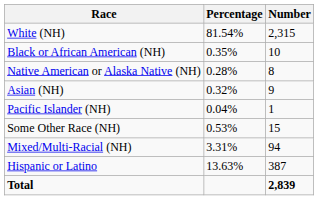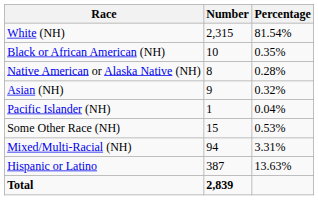columns swapped: (290, 14) <-> (234, 14)
